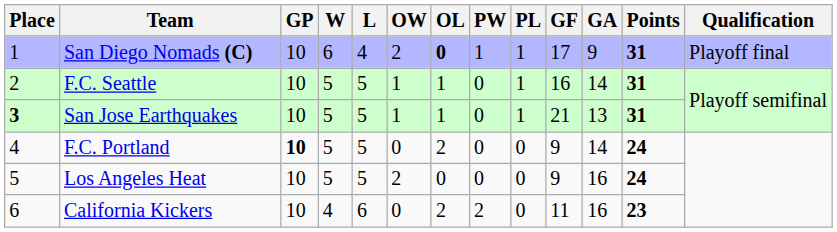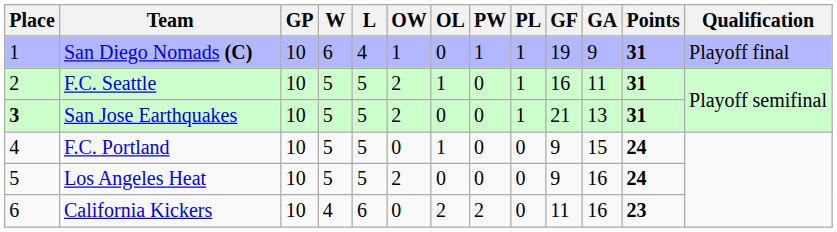(396, 52) 2 -> (396, 52) 1
(441, 52) bold -> (441, 52) normal
(560, 52) 17 -> (560, 52) 19
(396, 83) 1 -> (396, 83) 2
(597, 83) 14 -> (597, 83) 11
(396, 115) 1 -> (396, 115) 2
(441, 115) 1 -> (441, 115) 0
(296, 147) bold -> (296, 147) normal
(441, 147) 2 -> (441, 147) 1
(597, 147) 14 -> (597, 147) 15
